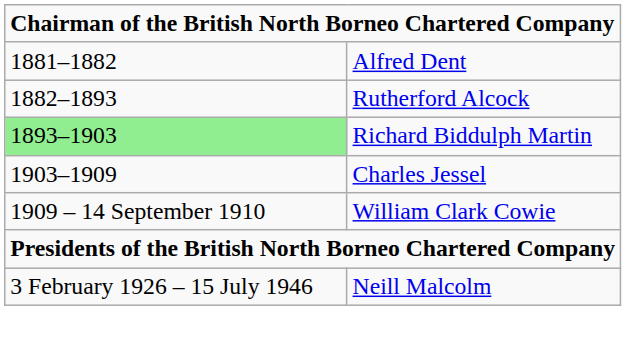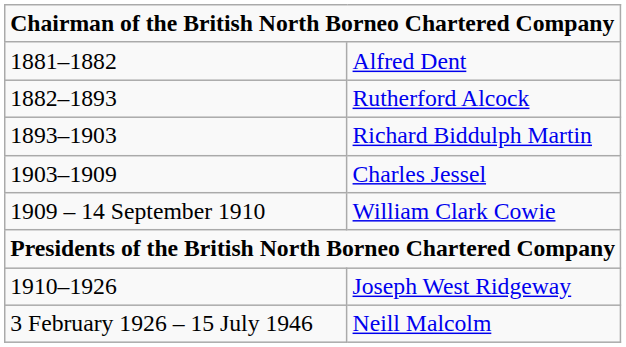(63, 135) lightgreen background -> (63, 135) no background
+ row: (462, 286)
